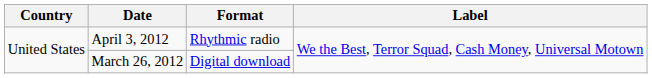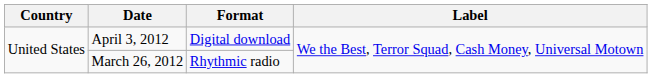(235, 38) Rhythmic radio -> (240, 38) Digital download
(240, 61) Digital download -> (235, 61) Rhythmic radio
